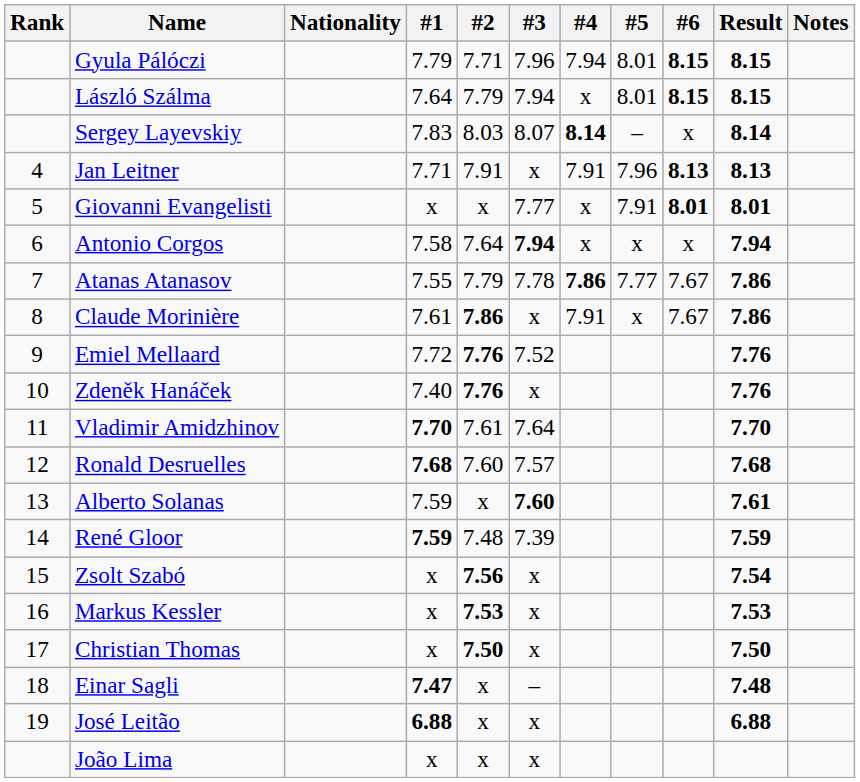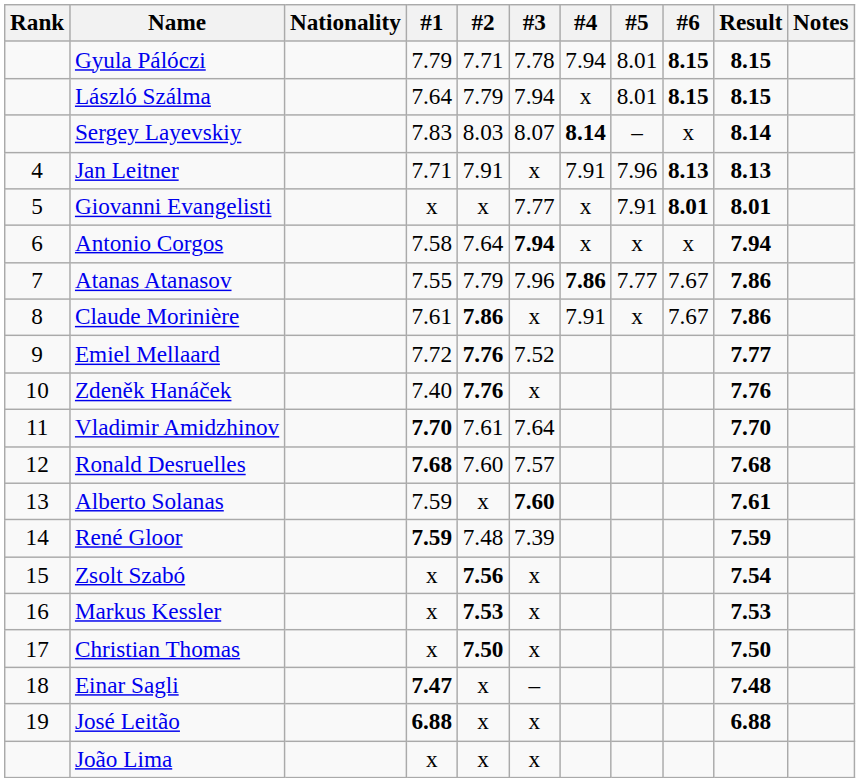(534, 59) 7.96 -> (534, 59) 7.78
(534, 280) 7.78 -> (534, 280) 7.96
(751, 354) 7.76 -> (751, 354) 7.77
